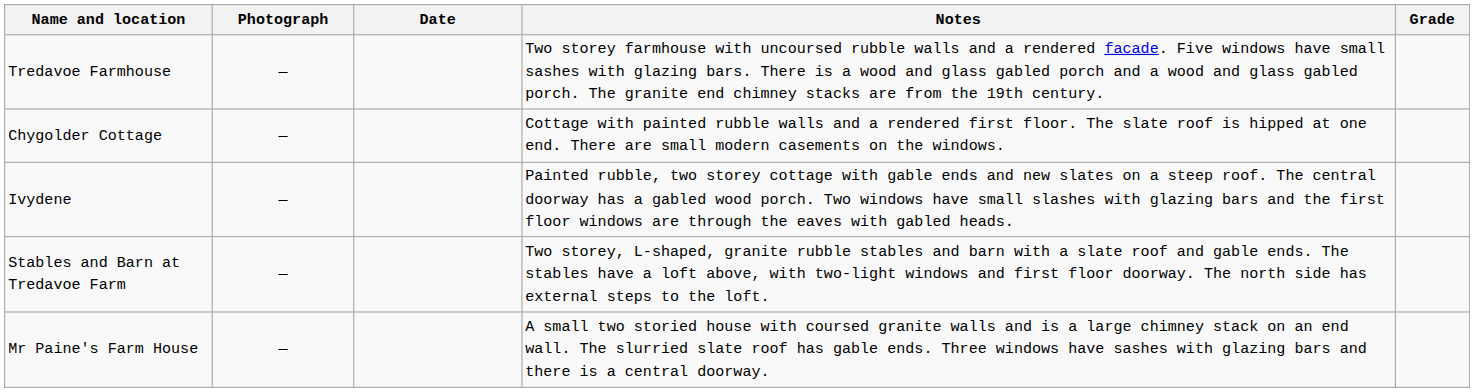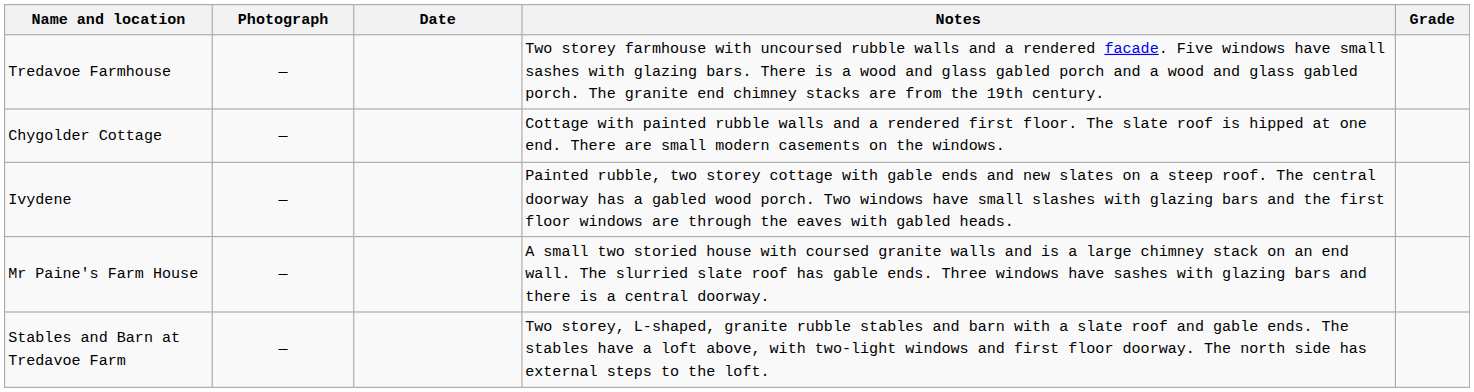rows swapped: (103, 349) <-> (94, 274)
